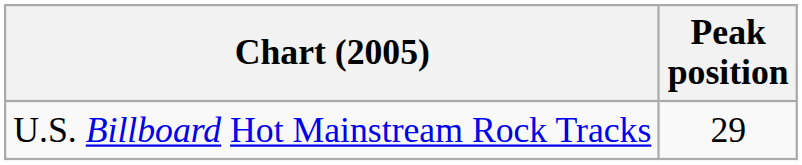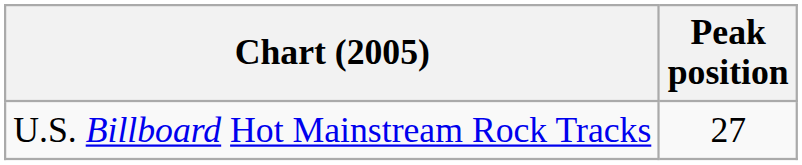(728, 129) 29 -> (728, 129) 27
